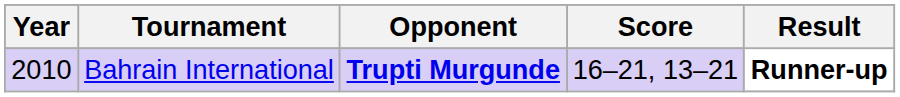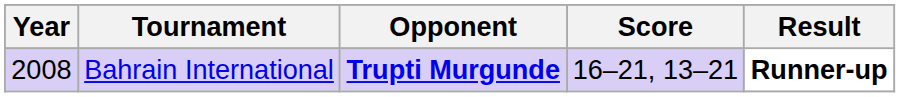(41, 69) 2010 -> (41, 69) 2008
